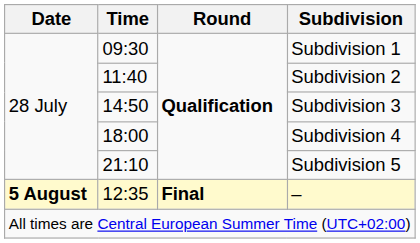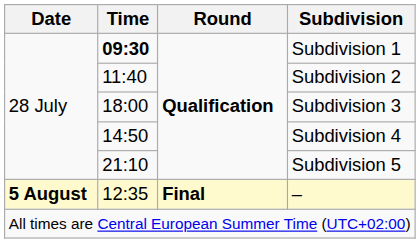(125, 48) normal -> (126, 48) bold
(125, 106) 14:50 -> (125, 106) 18:00
(125, 135) 18:00 -> (125, 135) 14:50
